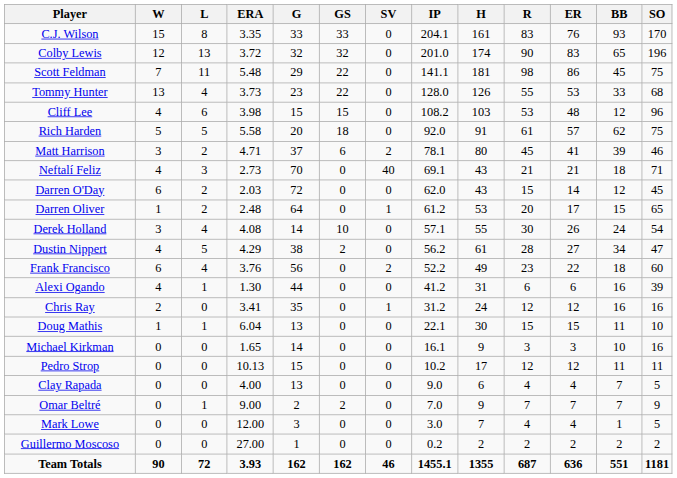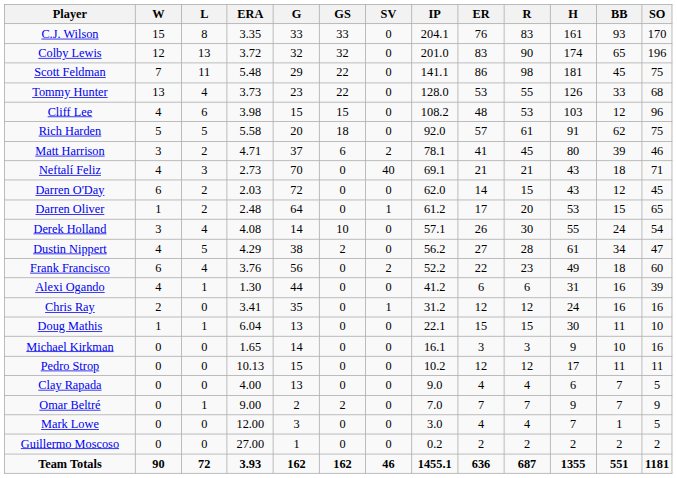columns swapped: (481, 14) <-> (573, 14)
